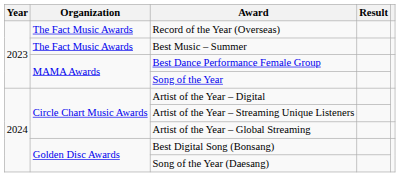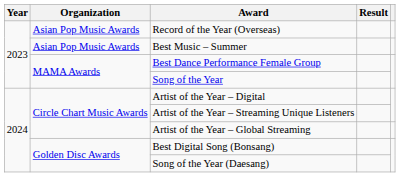(83, 29) The Fact Music Awards -> (86, 29) Asian Pop Music Awards
(83, 46) The Fact Music Awards -> (86, 46) Asian Pop Music Awards
